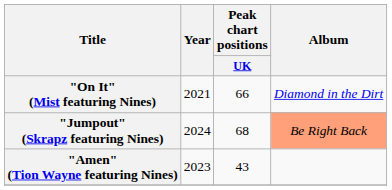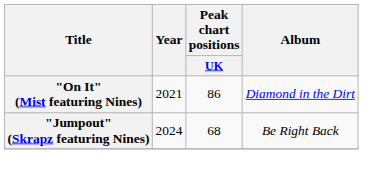(242, 94) 66 -> (214, 94) 86
(329, 130) lightsalmon background -> (300, 130) no background
- row: (93, 167)
